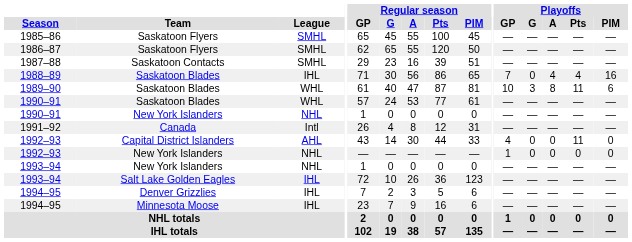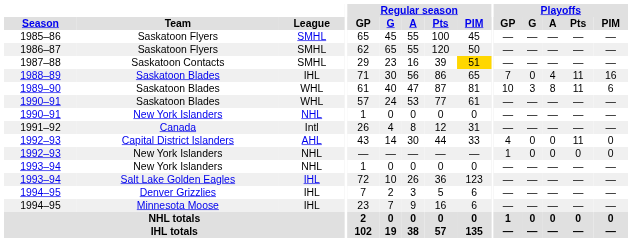(474, 62) no background -> (474, 62) gold background
(578, 75) 4 -> (578, 75) 11
